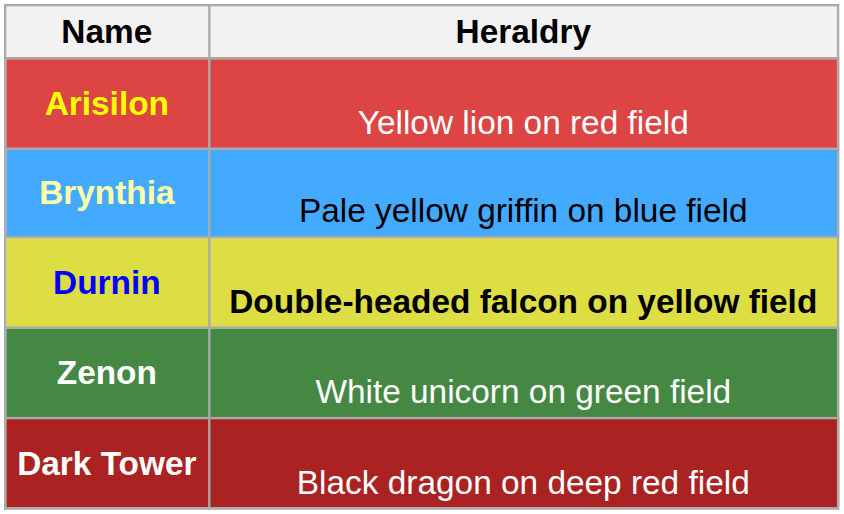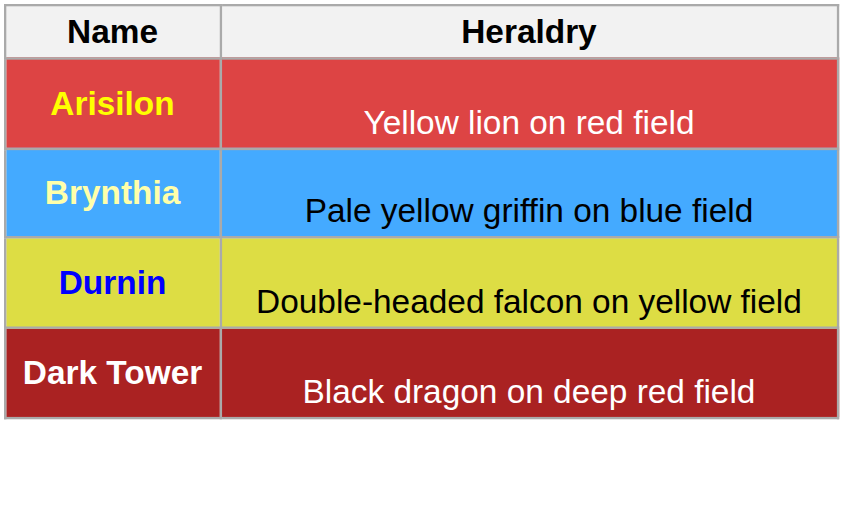(523, 302) bold -> (529, 302) normal
- row: (107, 373)
